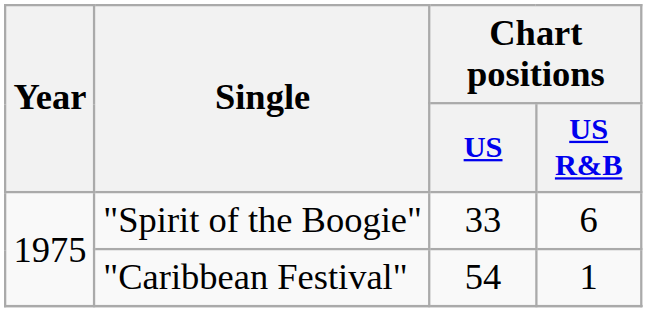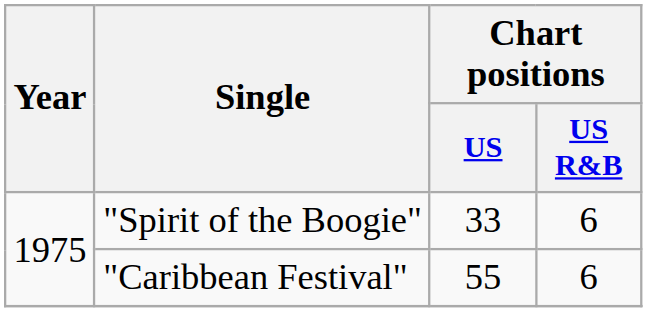(483, 277) 54 -> (483, 277) 55
(589, 277) 1 -> (589, 277) 6
